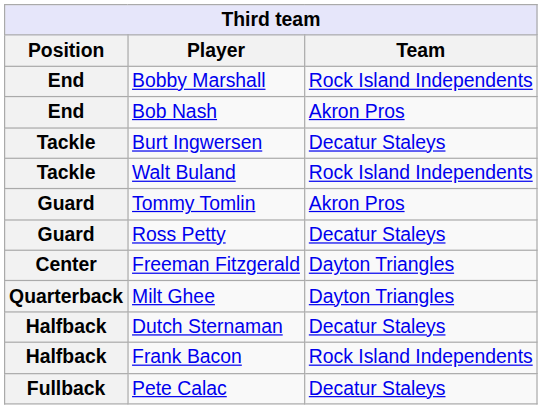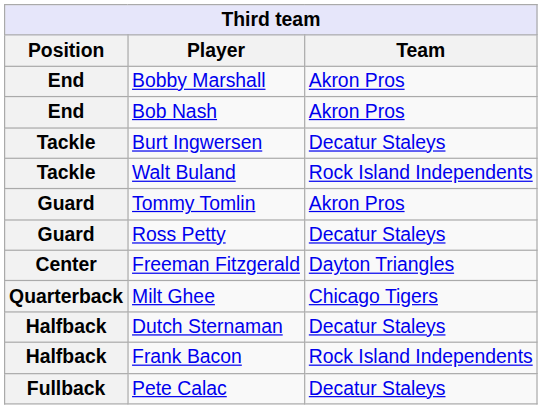(421, 81) Rock Island Independents -> (357, 81) Akron Pros
(381, 296) Dayton Triangles -> (373, 296) Chicago Tigers
